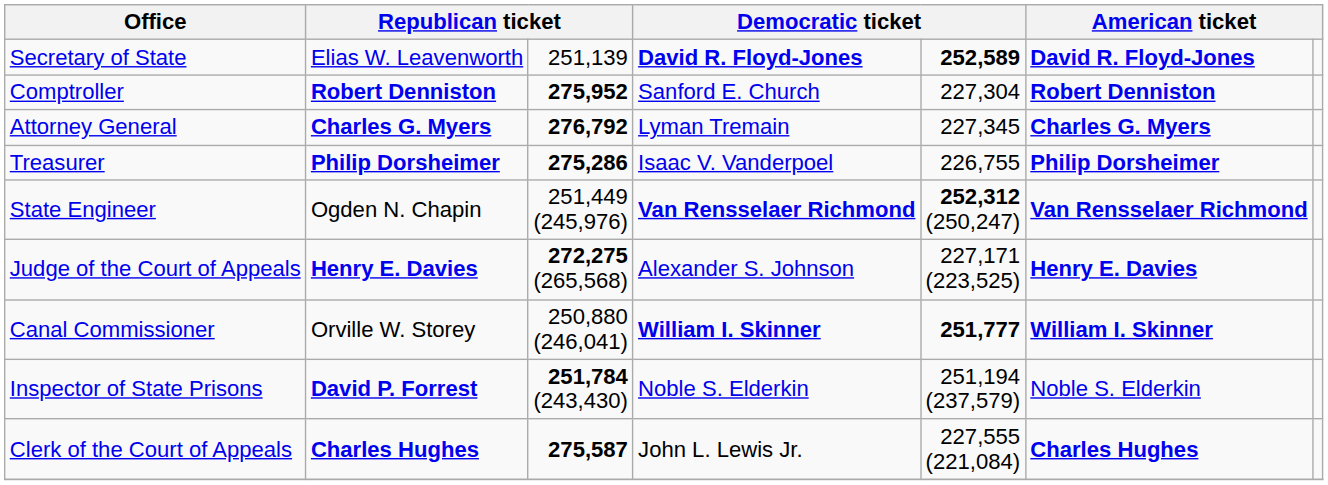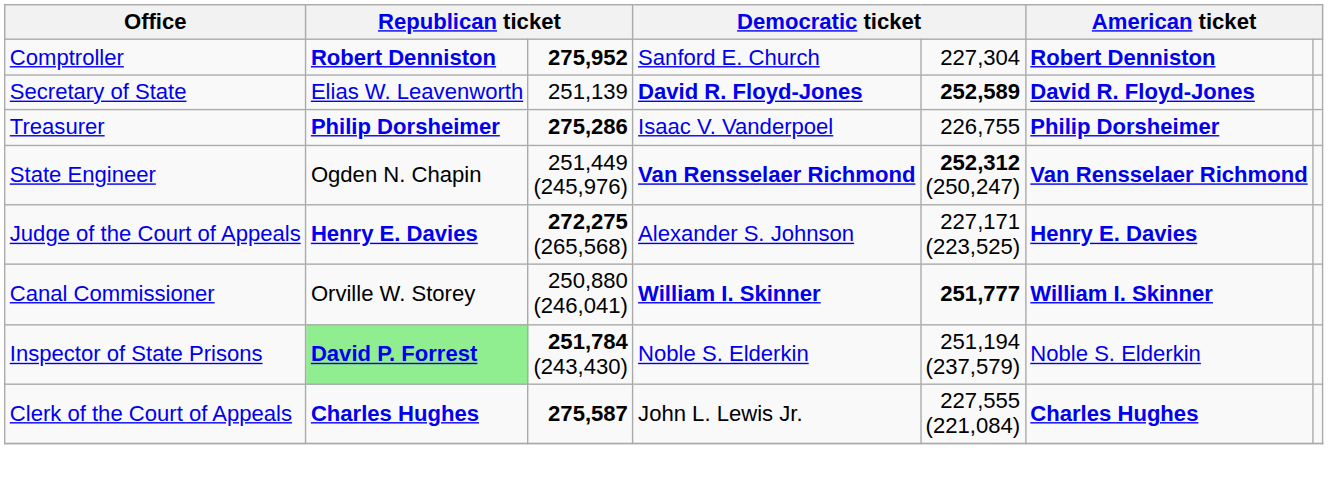rows swapped: (98, 57) <-> (67, 92)
- row: (93, 127)
(394, 389) no background -> (394, 354) lightgreen background
